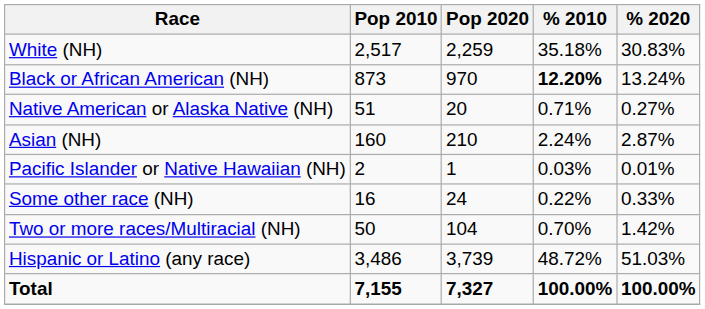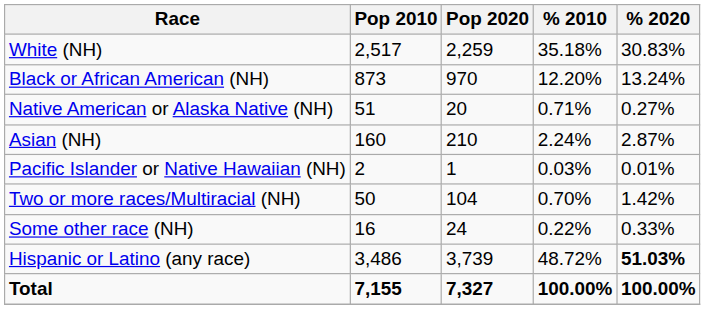(570, 79) bold -> (570, 79) normal
rows swapped: (101, 199) <-> (155, 229)
(653, 259) normal -> (653, 259) bold
